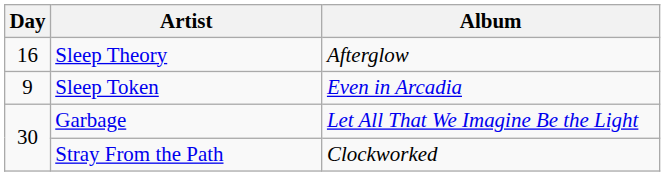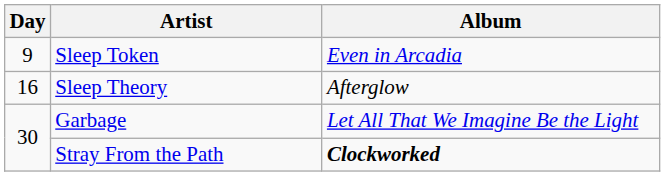rows swapped: (107, 87) <-> (111, 54)
(382, 154) normal -> (383, 154) bold
